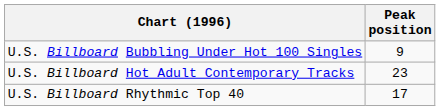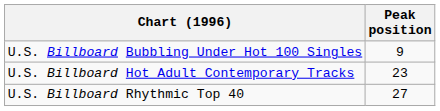(400, 95) 17 -> (400, 95) 27
